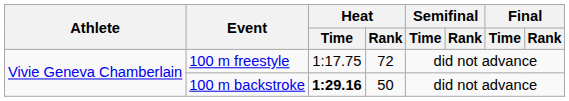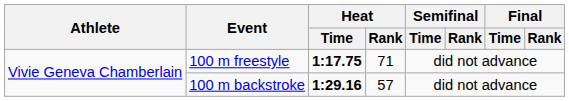(337, 62) normal -> (337, 62) bold
(385, 62) 72 -> (385, 62) 71
(385, 85) 50 -> (385, 85) 57
